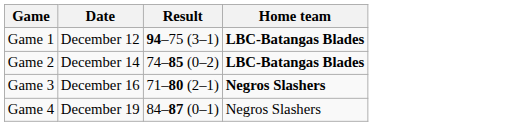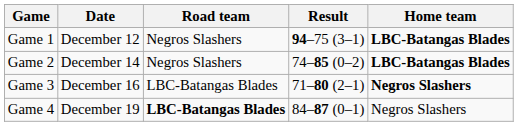+ column: (216, 16)
